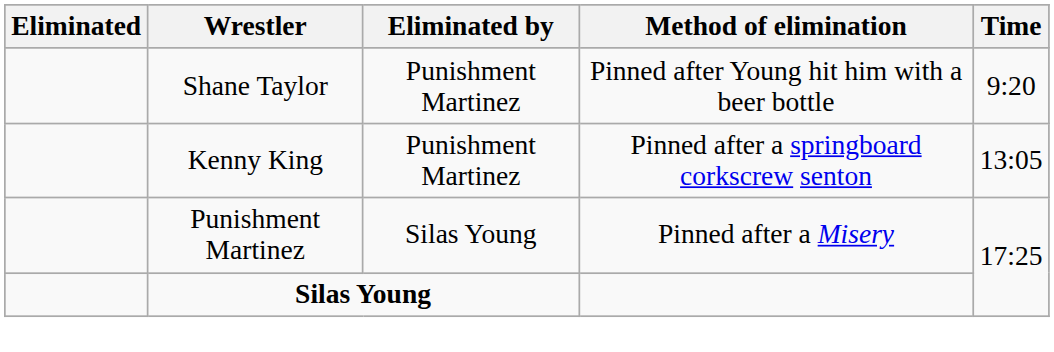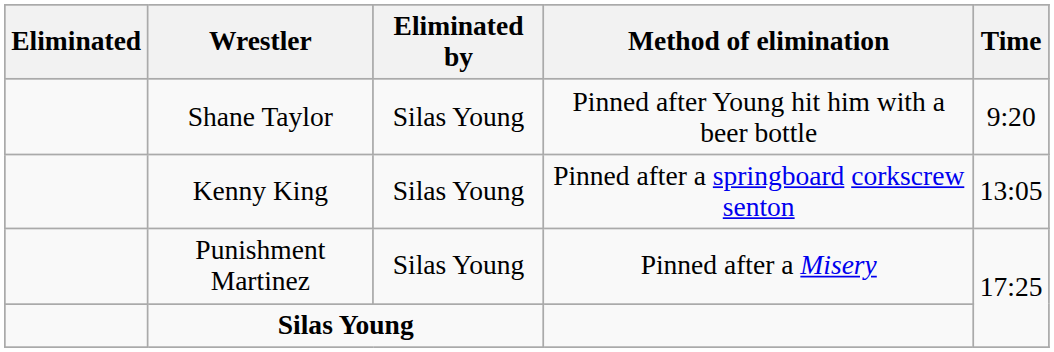(471, 85) Punishment Martinez -> (459, 116) Silas Young
(471, 160) Punishment Martinez -> (459, 191) Silas Young
